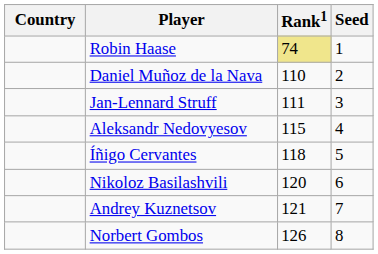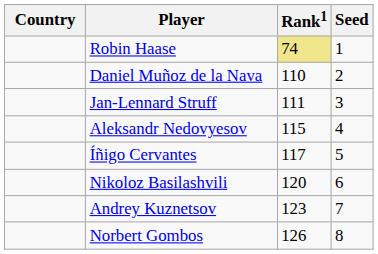(293, 155) 118 -> (293, 155) 117
(294, 208) 121 -> (294, 208) 123
